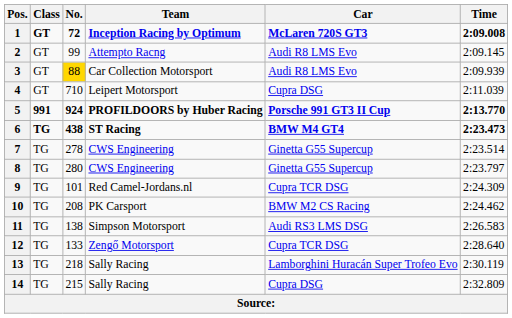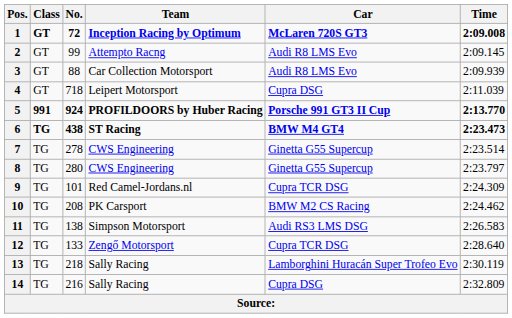(74, 71) gold background -> (74, 71) no background
(74, 90) 710 -> (74, 90) 718
(74, 283) 215 -> (74, 283) 216
